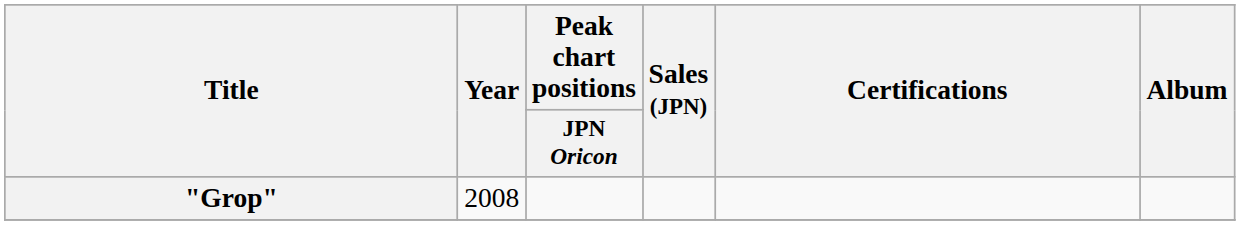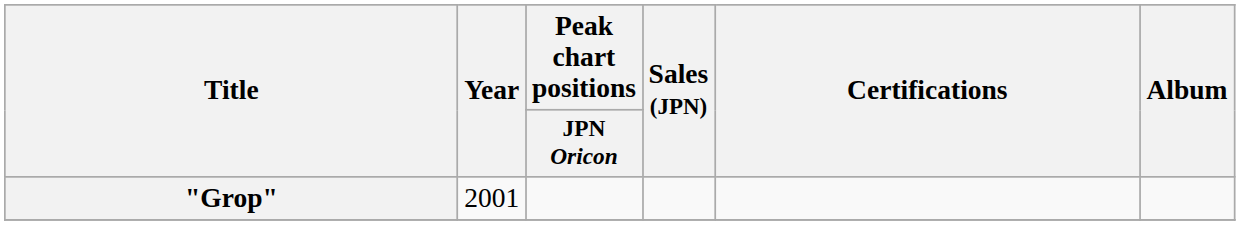(492, 198) 2008 -> (492, 198) 2001
